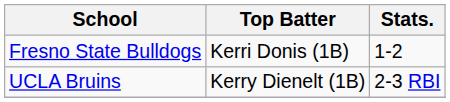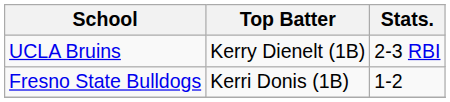rows swapped: (65, 81) <-> (105, 50)
